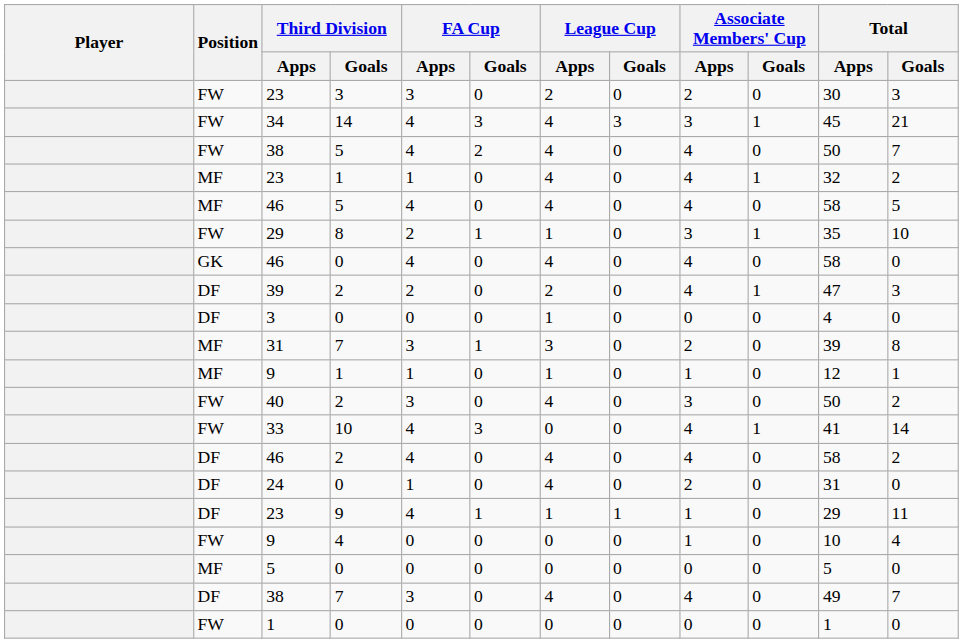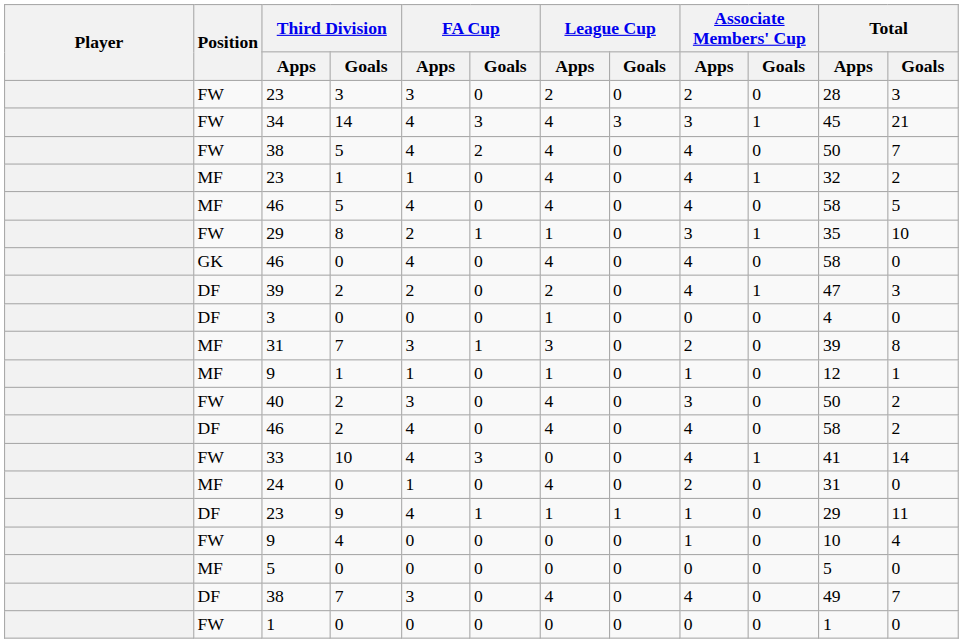(832, 94) 30 -> (832, 94) 28
rows swapped: (275, 429) <-> (275, 456)
(209, 484) DF -> (210, 484) MF
